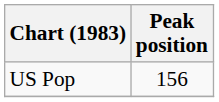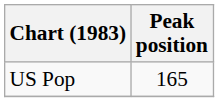(172, 79) 156 -> (172, 79) 165
